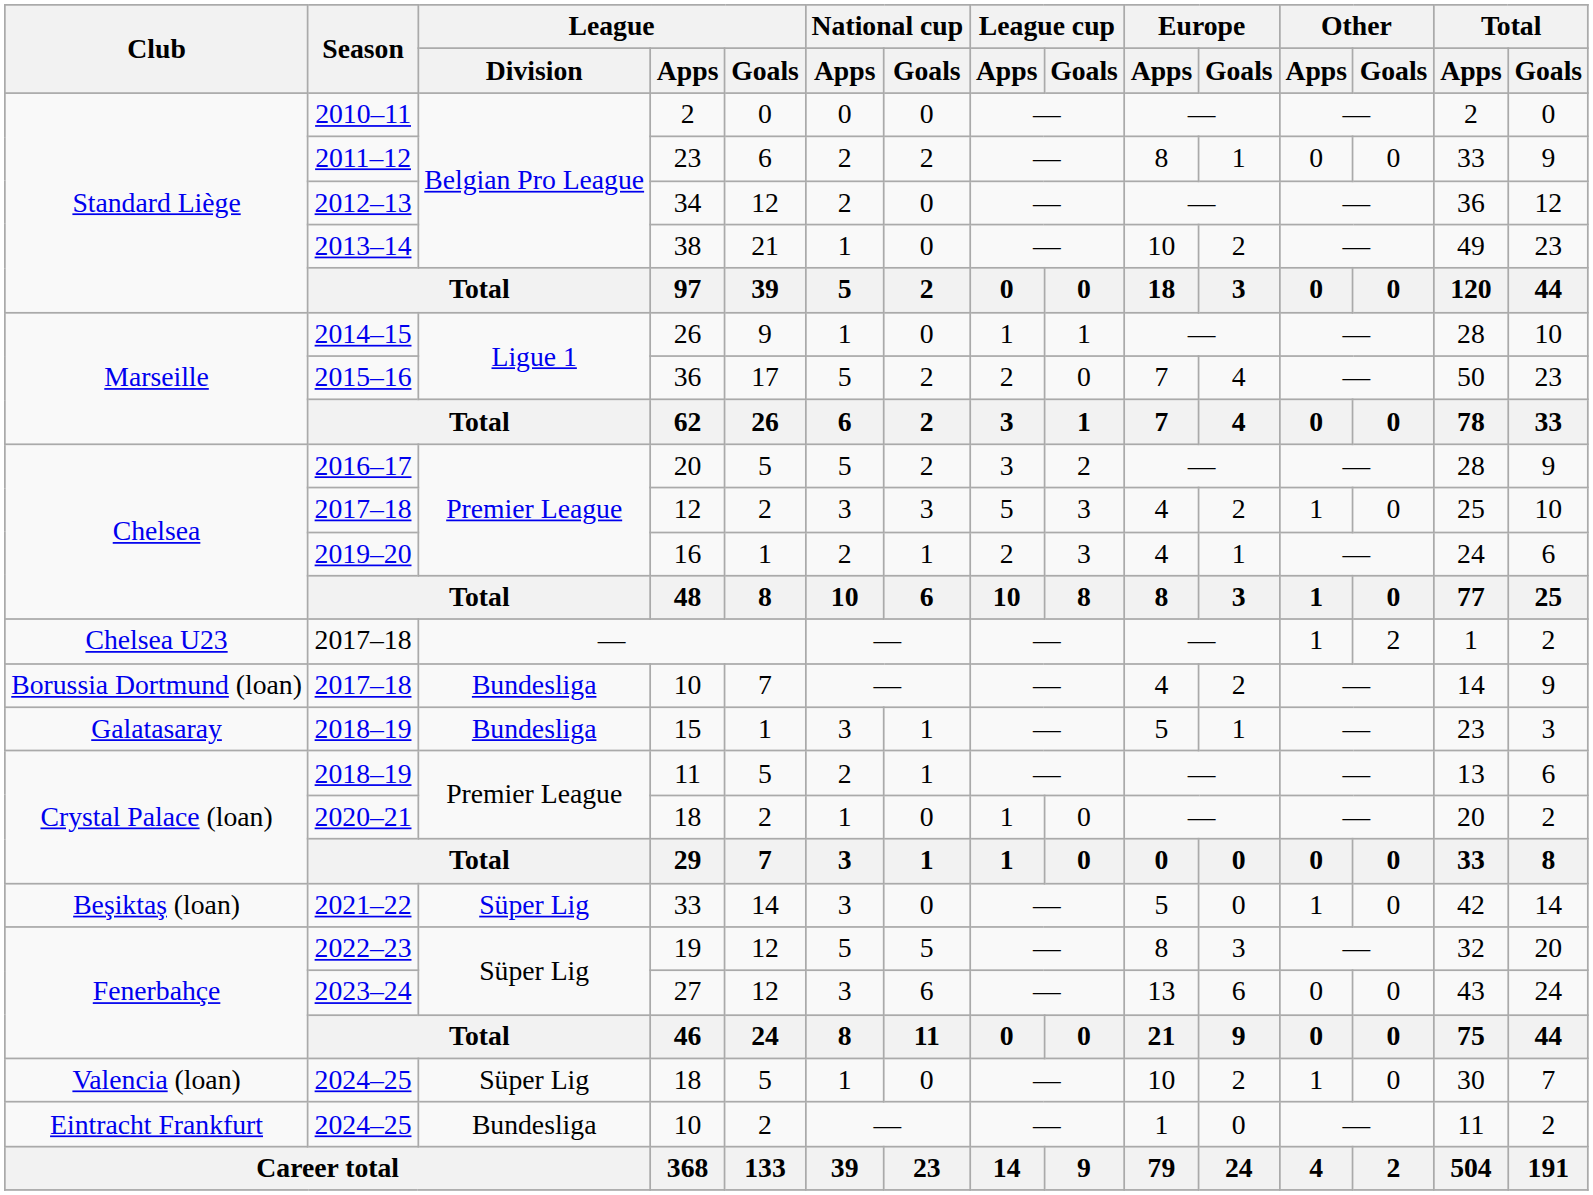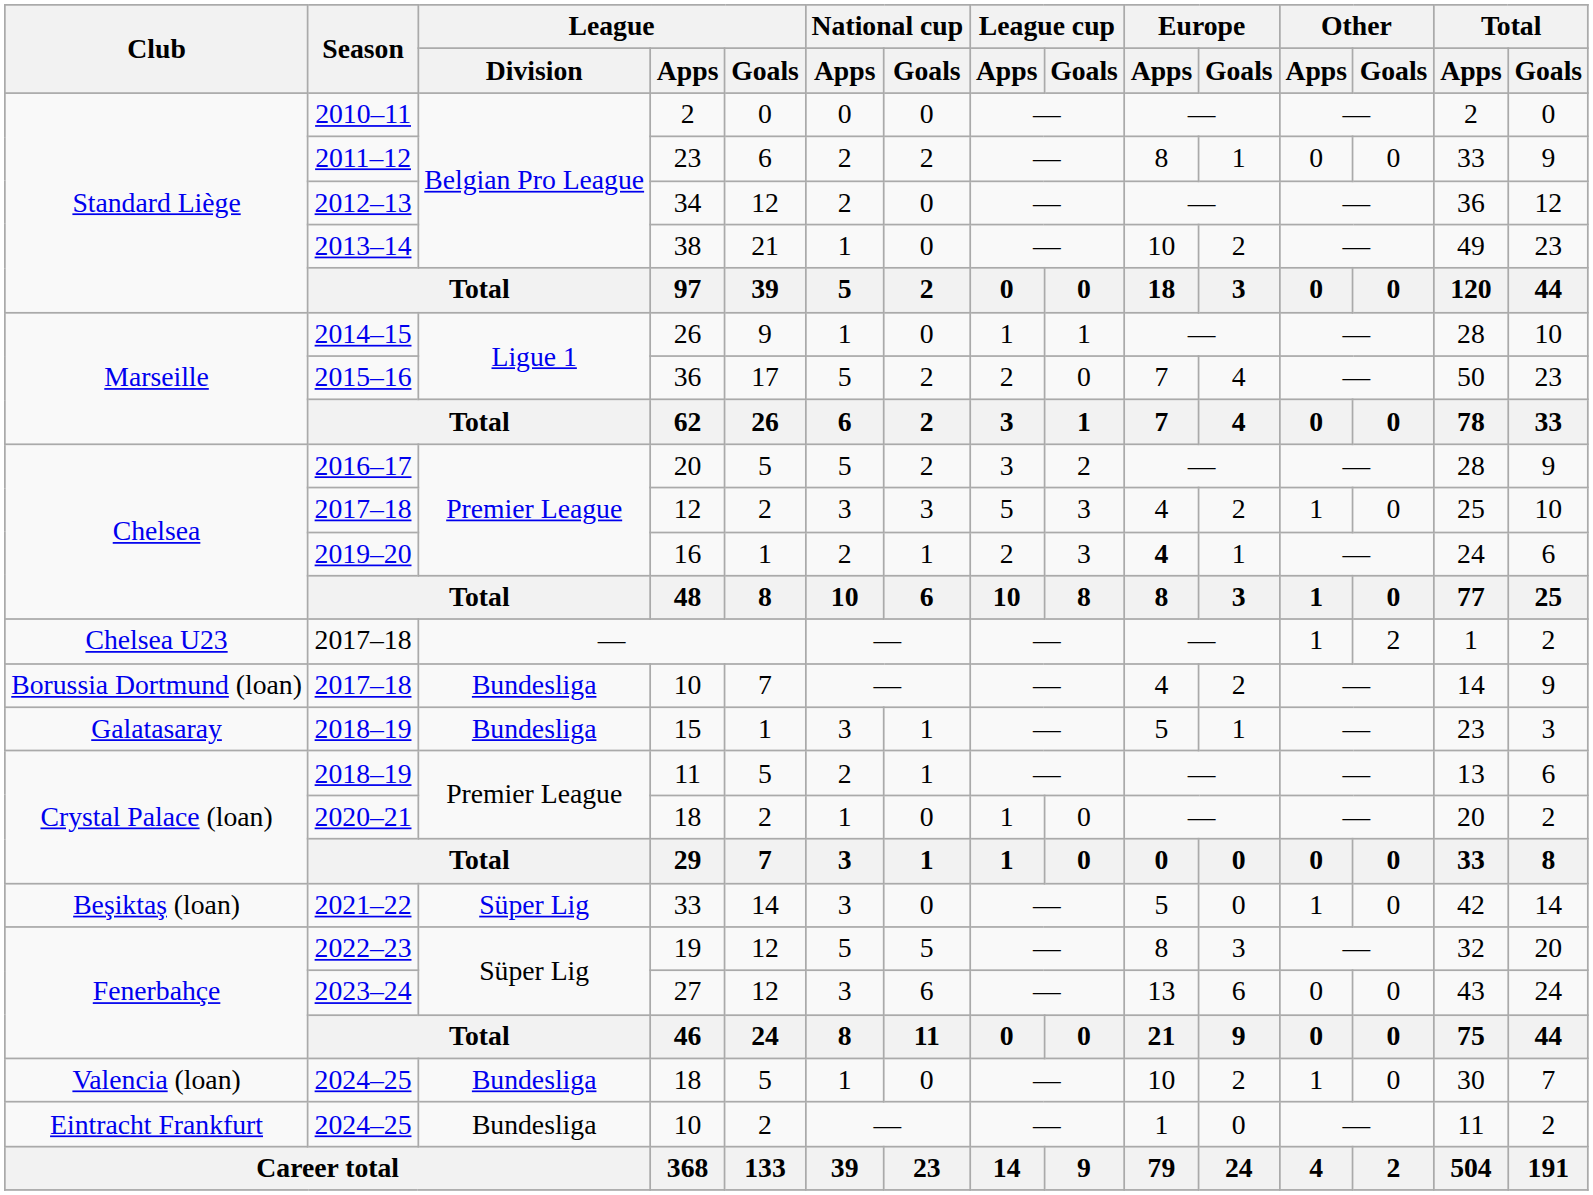(1161, 553) normal -> (1161, 553) bold
(534, 1080) Süper Lig -> (534, 1080) Bundesliga
